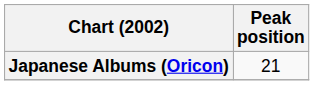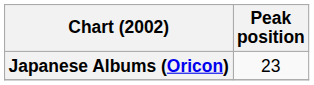(271, 65) 21 -> (271, 65) 23
